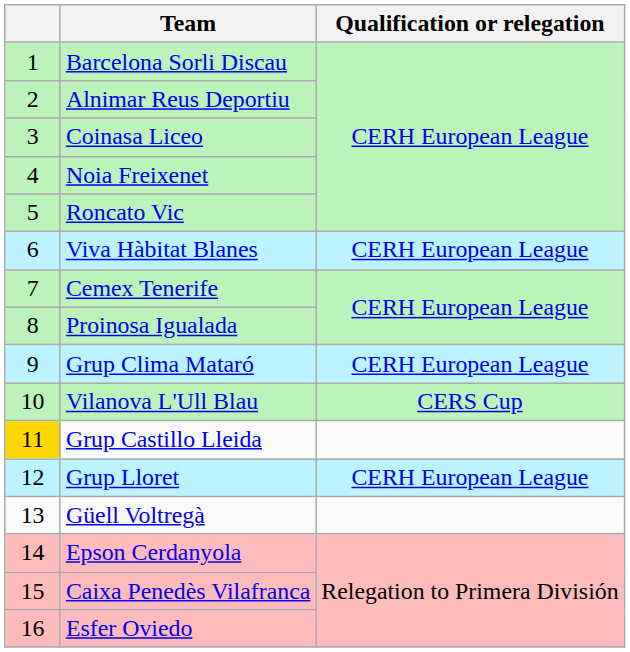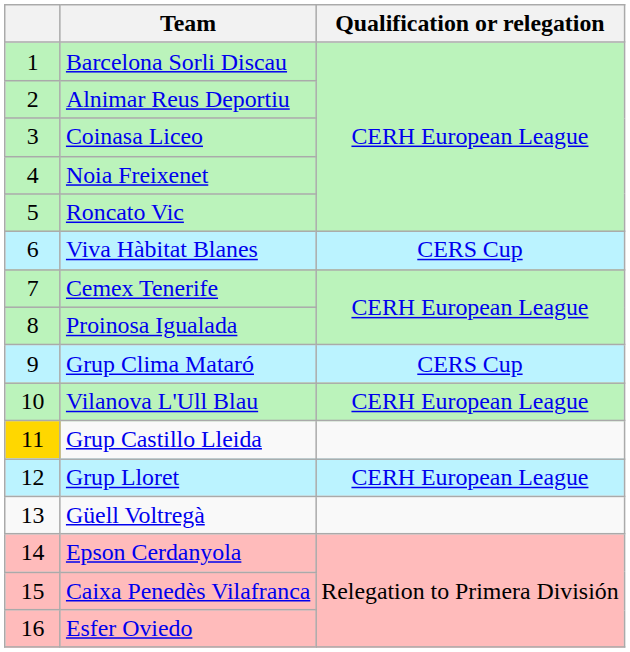(470, 250) CERH European League -> (470, 250) CERS Cup
(470, 363) CERH European League -> (470, 363) CERS Cup
(470, 401) CERS Cup -> (470, 401) CERH European League
